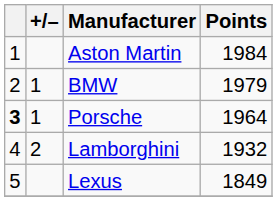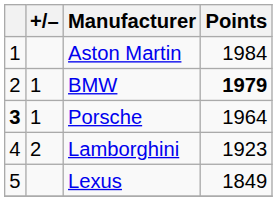(245, 85) normal -> (245, 85) bold
(245, 149) 1932 -> (245, 149) 1923
